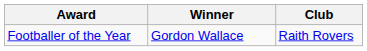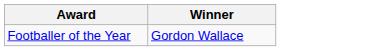- column: (319, 14)
